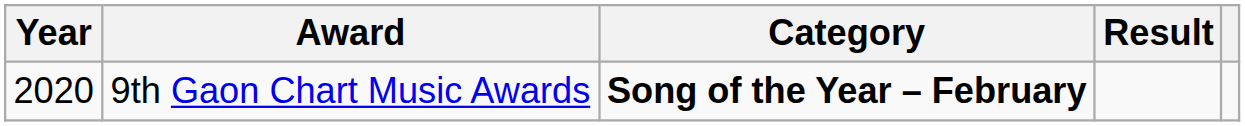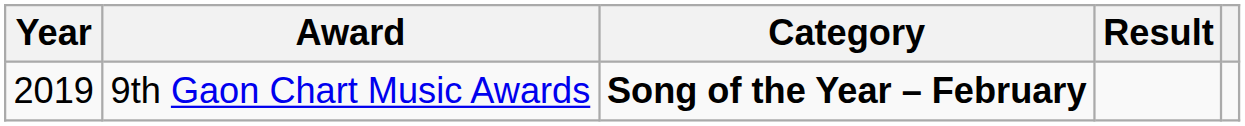(54, 90) 2020 -> (54, 90) 2019
